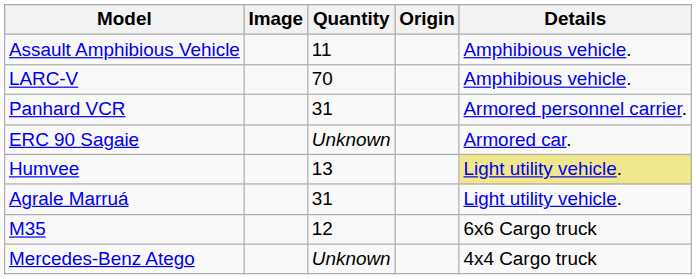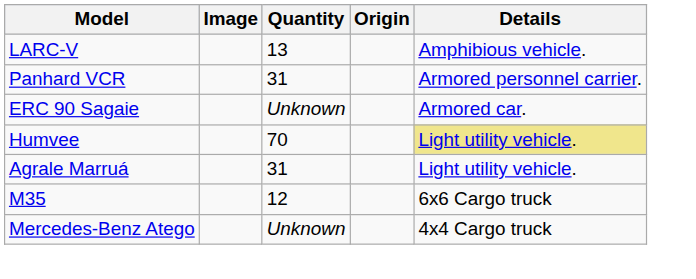- row: (124, 49)
(322, 79) 70 -> (277, 49) 13
(322, 169) 13 -> (277, 139) 70
